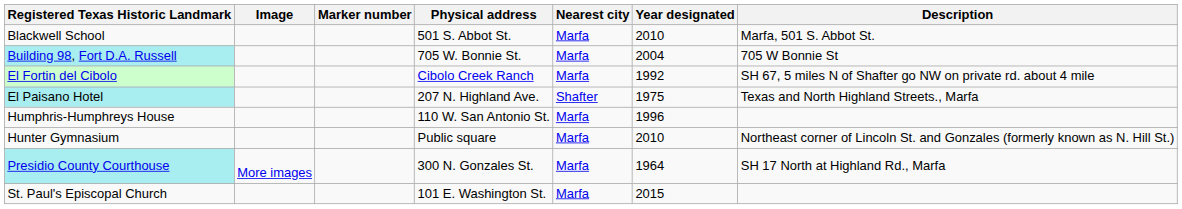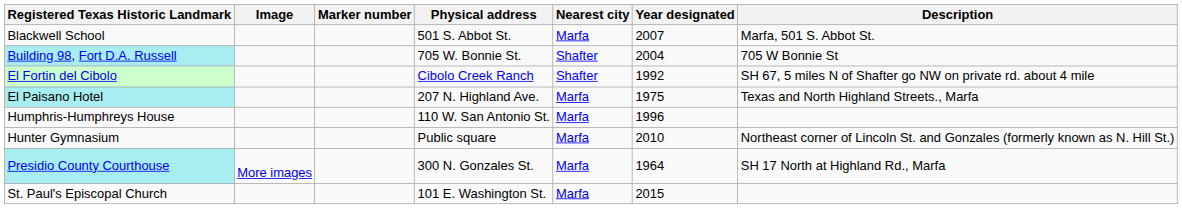(650, 35) 2010 -> (650, 35) 2007
(572, 55) Marfa -> (577, 55) Shafter
(572, 76) Marfa -> (577, 76) Shafter
(577, 96) Shafter -> (572, 96) Marfa
